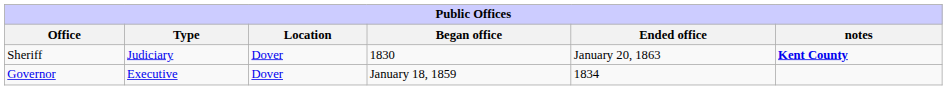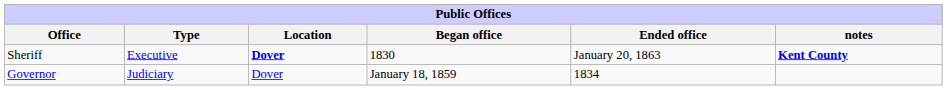(150, 54) Judiciary -> (152, 54) Executive
(267, 54) normal -> (268, 54) bold
(152, 74) Executive -> (150, 74) Judiciary
